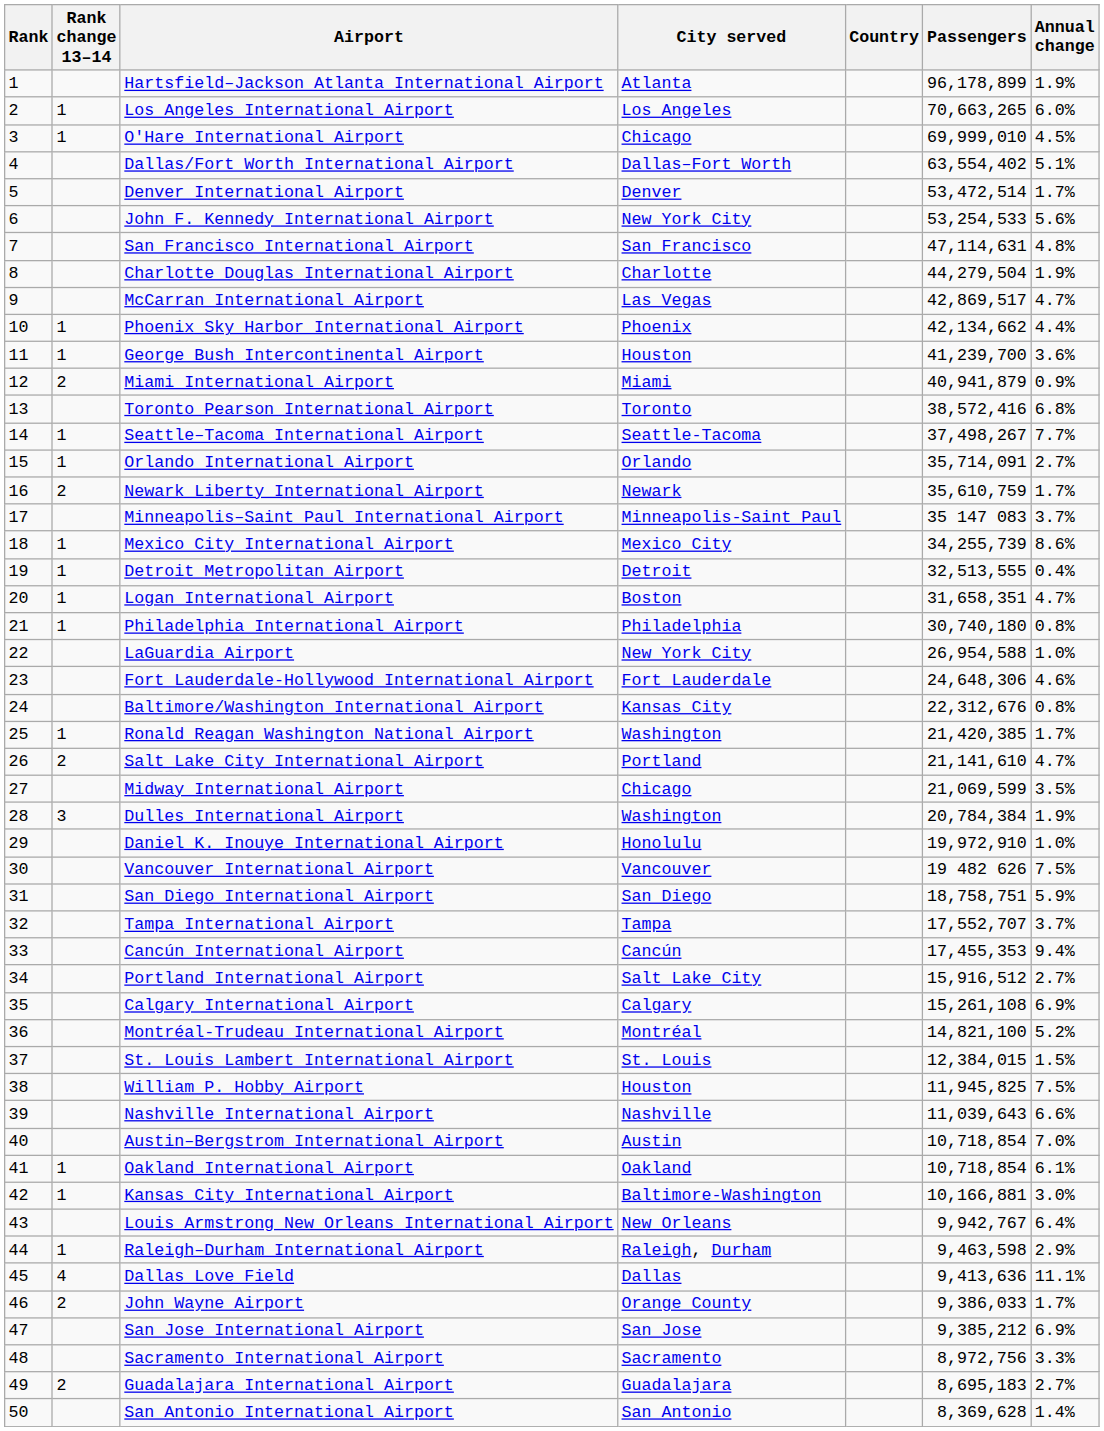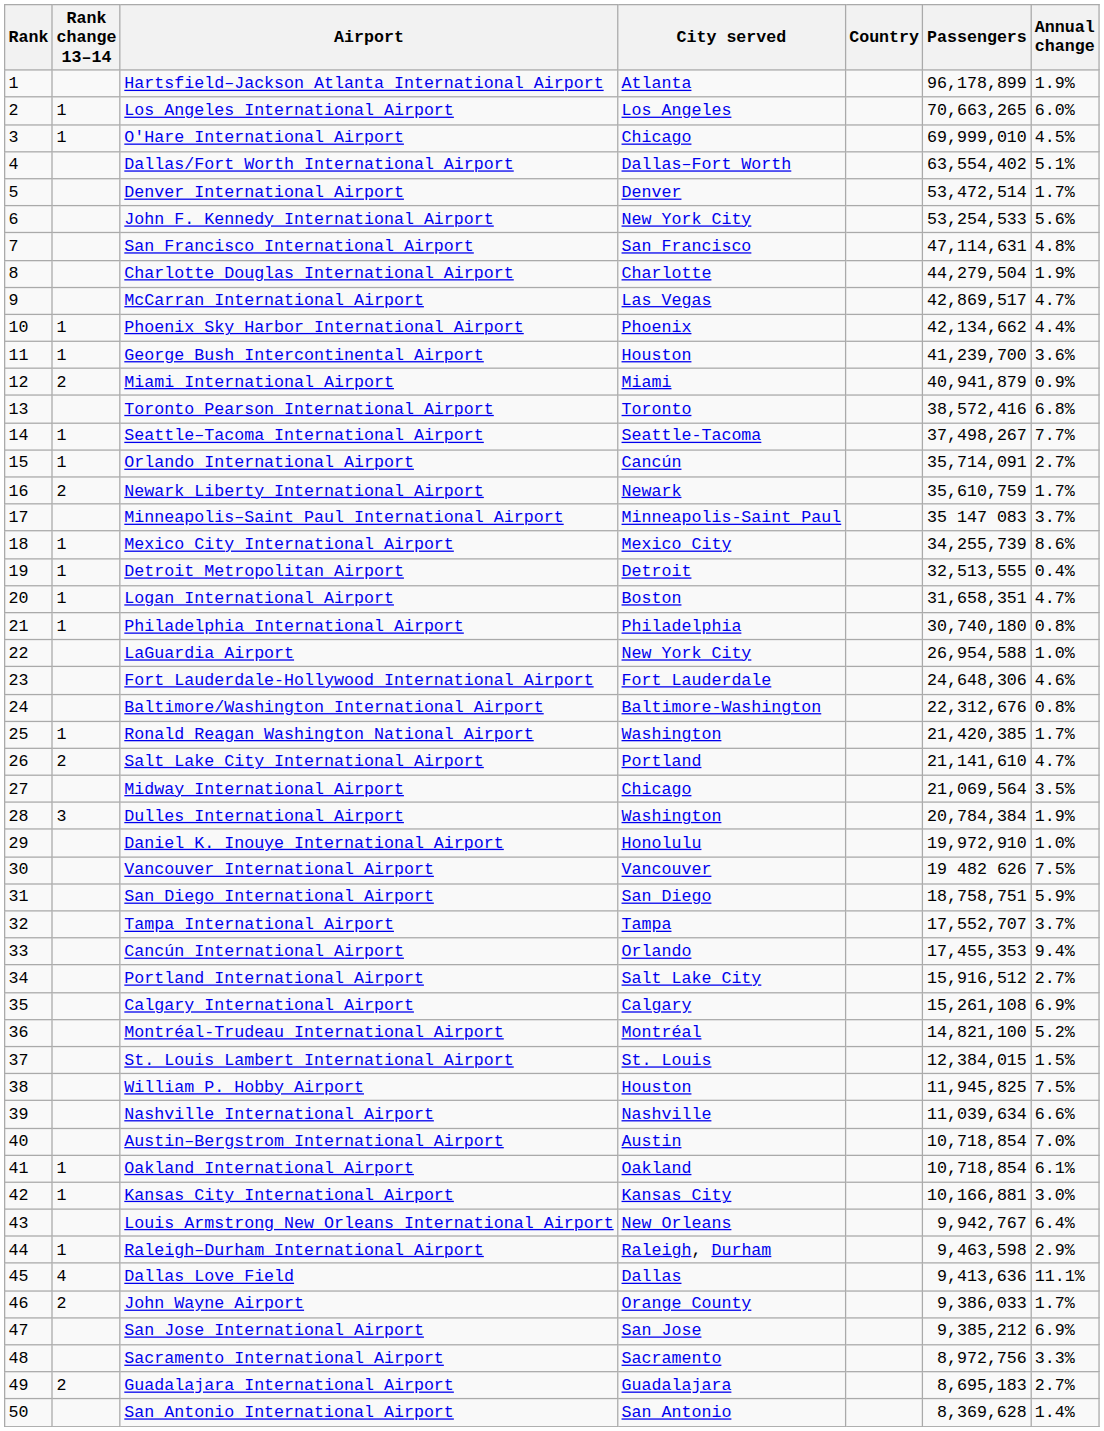(656, 463) Orlando -> (651, 463) Cancún
(676, 707) Kansas City -> (721, 707) Baltimore-Washington
(977, 789) 21,069,599 -> (977, 789) 21,069,564
(651, 952) Cancún -> (656, 952) Orlando
(977, 1114) 11,039,643 -> (977, 1114) 11,039,634
(721, 1196) Baltimore-Washington -> (676, 1196) Kansas City
